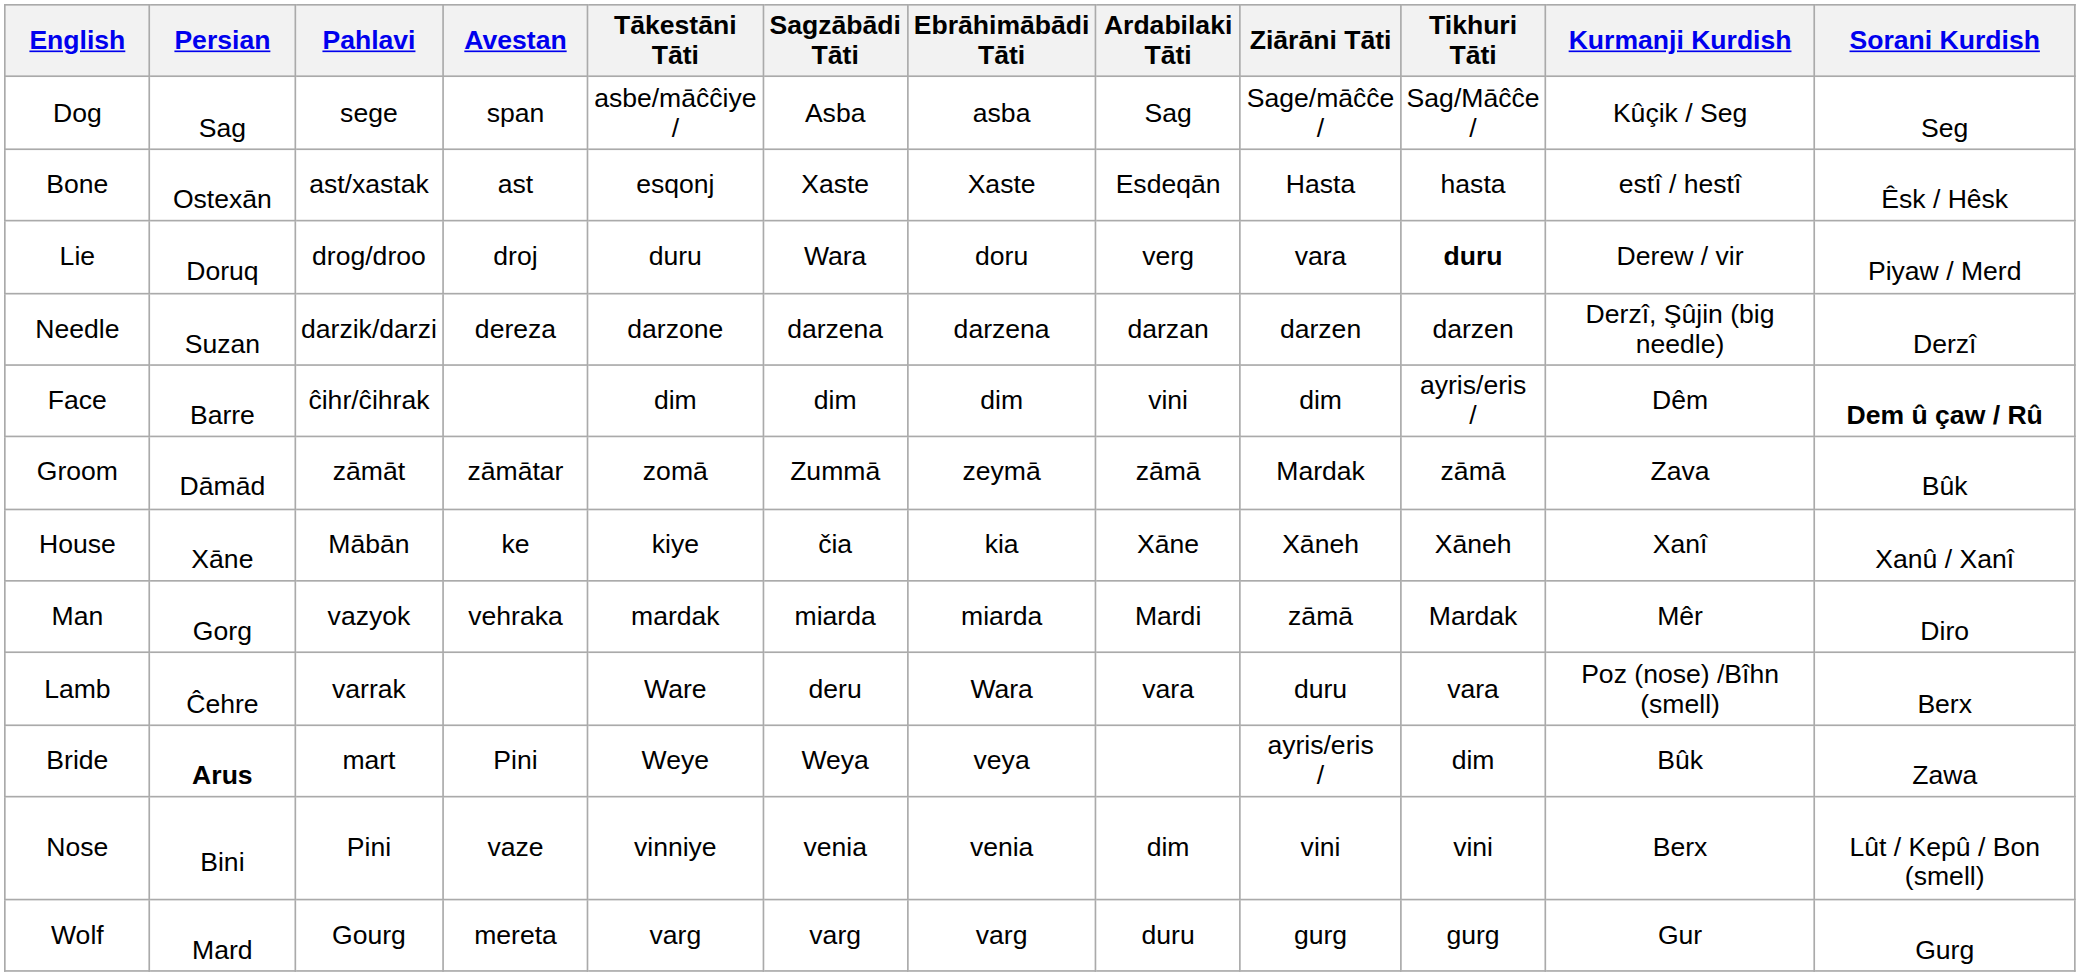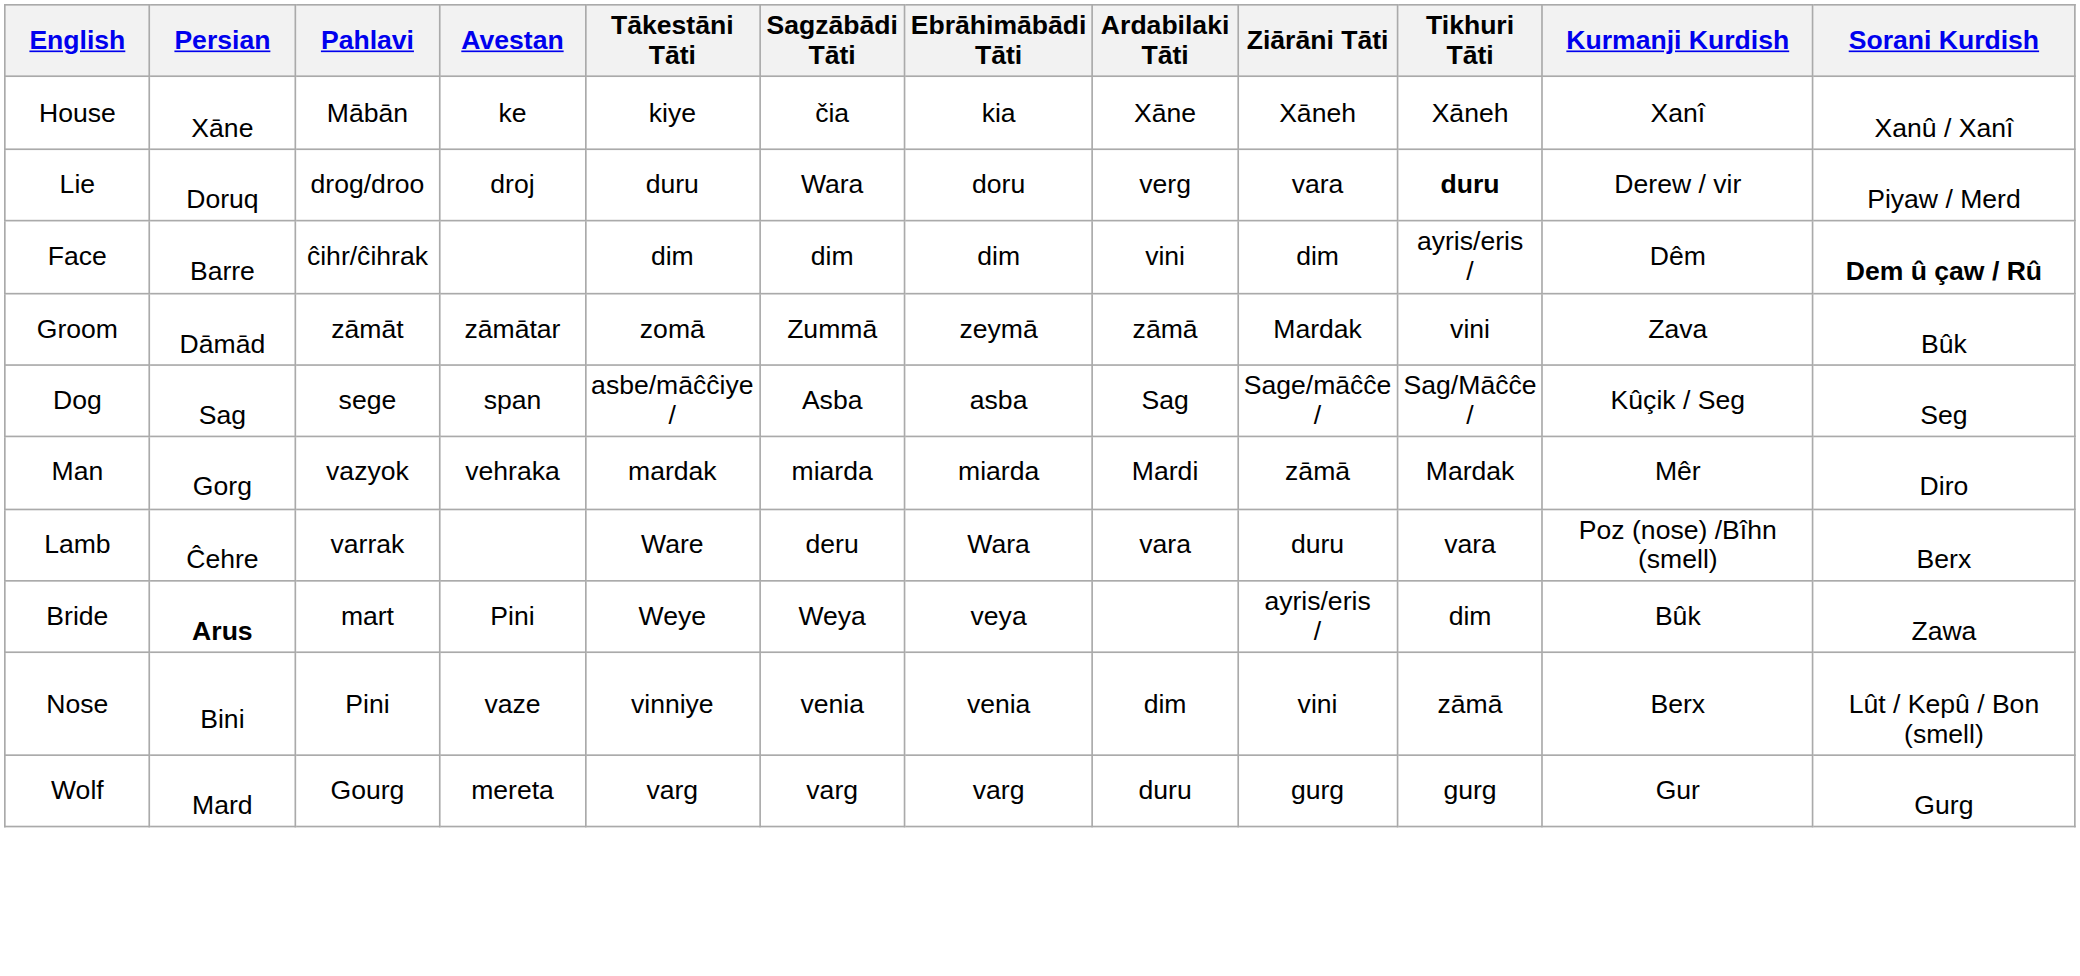rows swapped: (77, 112) <-> (77, 544)
- row: (77, 184)
- row: (77, 328)
(1473, 472) zāmā -> (1470, 328) vini
(1473, 847) vini -> (1470, 703) zāmā
